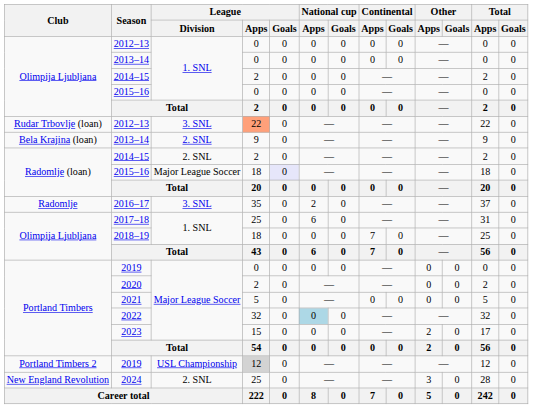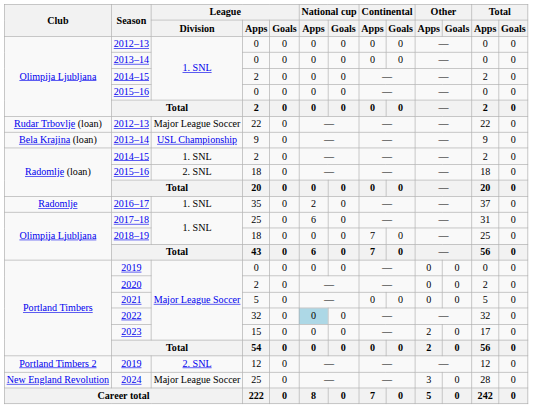(197, 124) 3. SNL -> (197, 124) Major League Soccer
(256, 124) lightsalmon background -> (256, 124) no background
(197, 140) 2. SNL -> (197, 140) USL Championship
(197, 156) 2. SNL -> (197, 156) 1. SNL
(197, 172) Major League Soccer -> (197, 172) 2. SNL
(284, 172) lavender background -> (284, 172) no background
(197, 204) 3. SNL -> (197, 204) 1. SNL
(197, 364) USL Championship -> (197, 364) 2. SNL
(256, 364) lightgrey background -> (256, 364) no background
(197, 380) 2. SNL -> (197, 380) Major League Soccer
